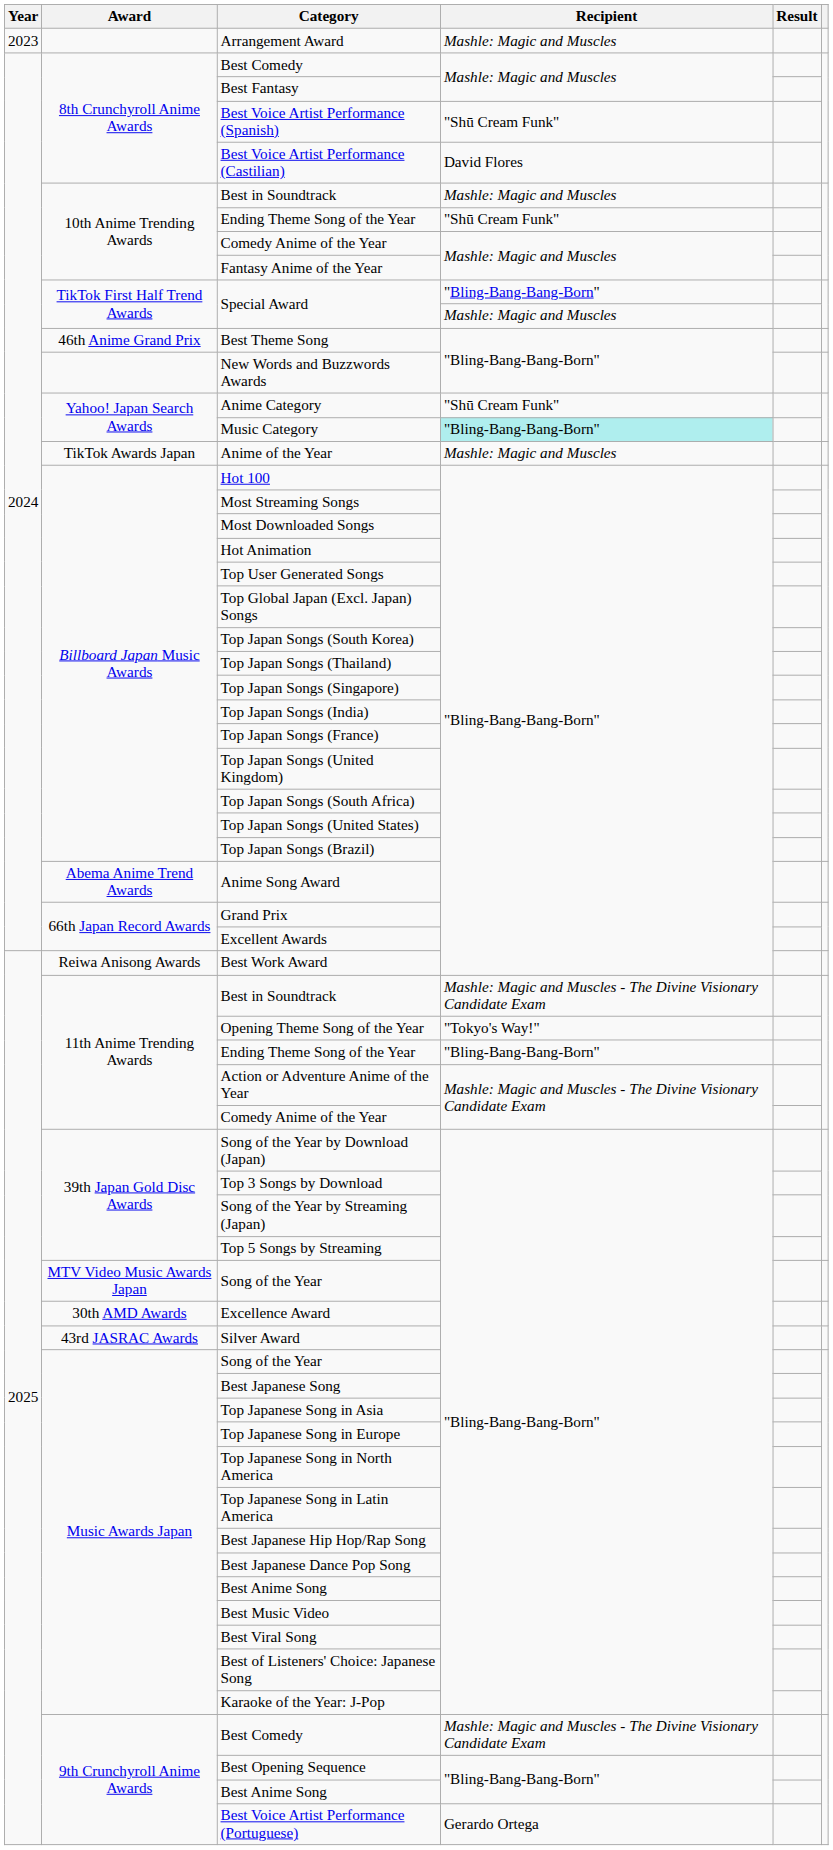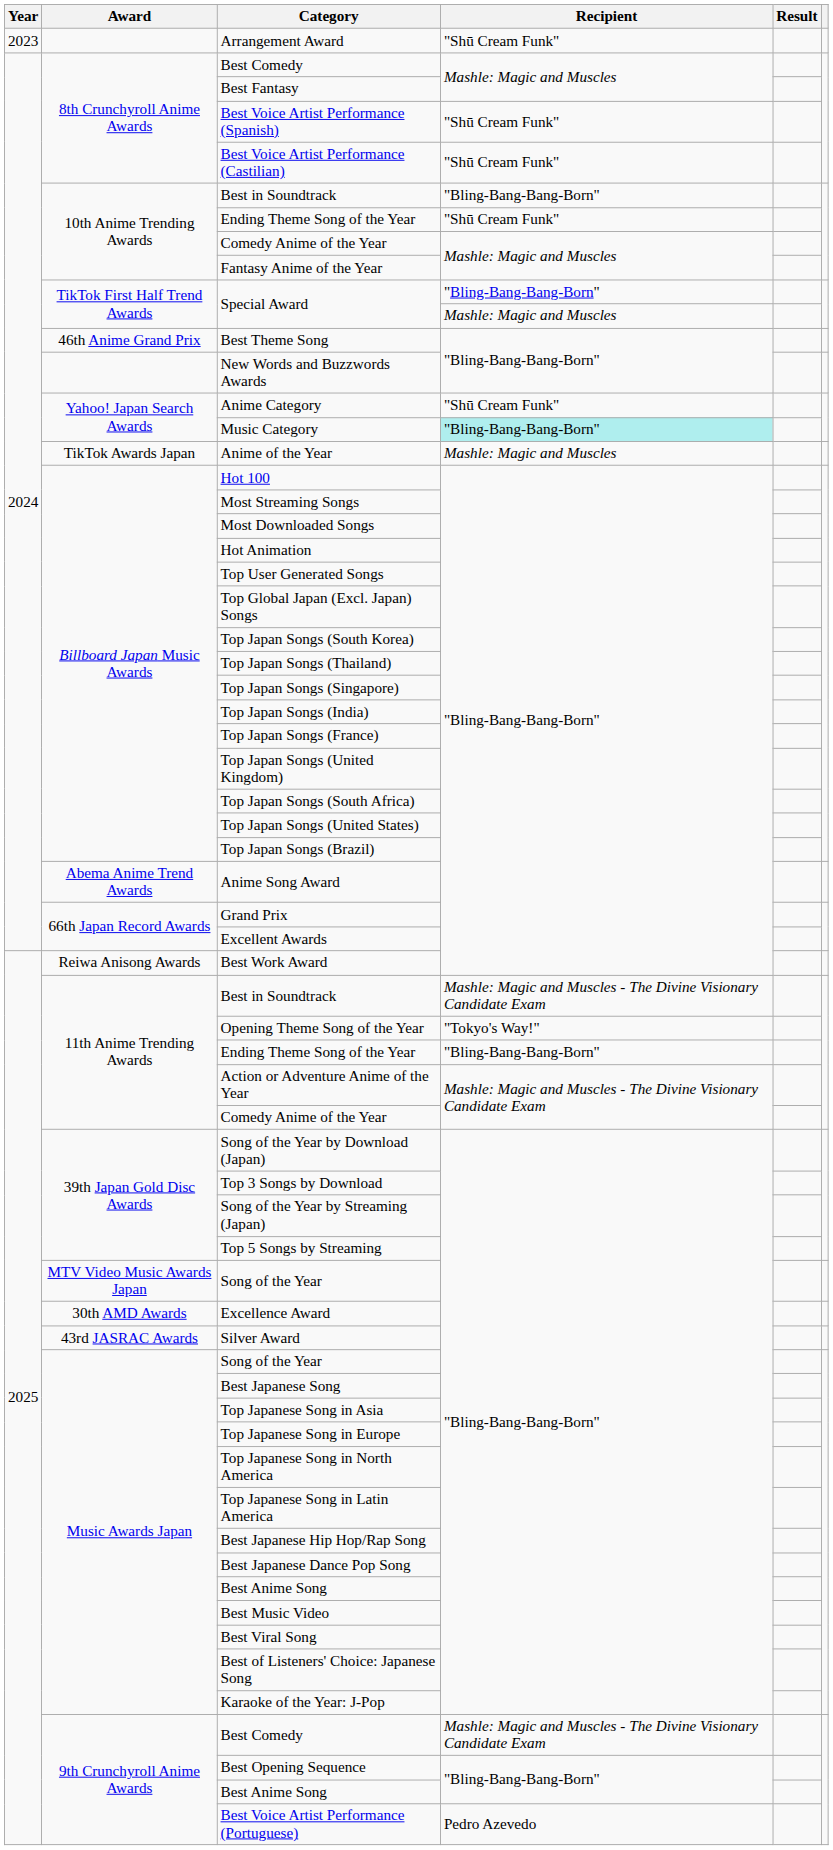(530, 40) Mashle: Magic and Muscles -> (502, 40) "Shū Cream Funk"
(483, 162) David Flores -> (502, 162) "Shū Cream Funk"
(530, 195) Mashle: Magic and Muscles -> (522, 195) "Bling-Bang-Bang-Born"
(491, 1824) Gerardo Ortega -> (490, 1824) Pedro Azevedo
